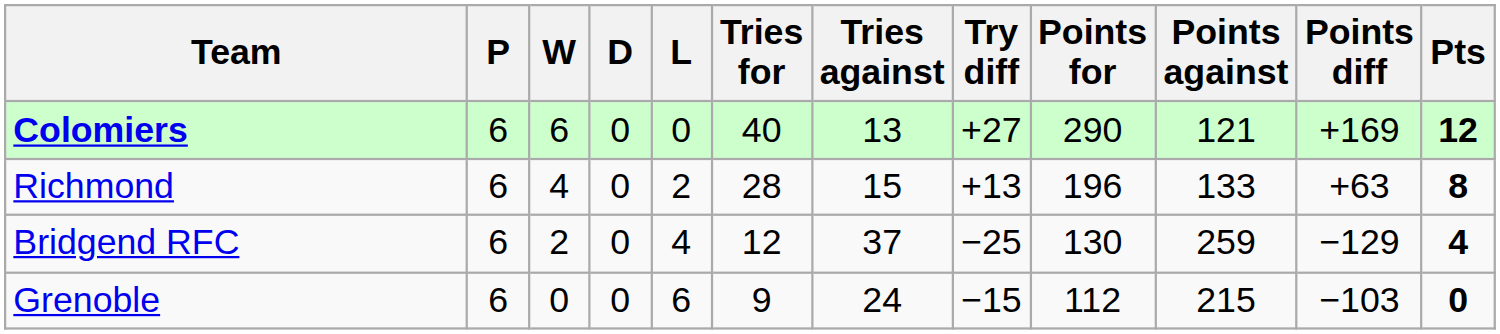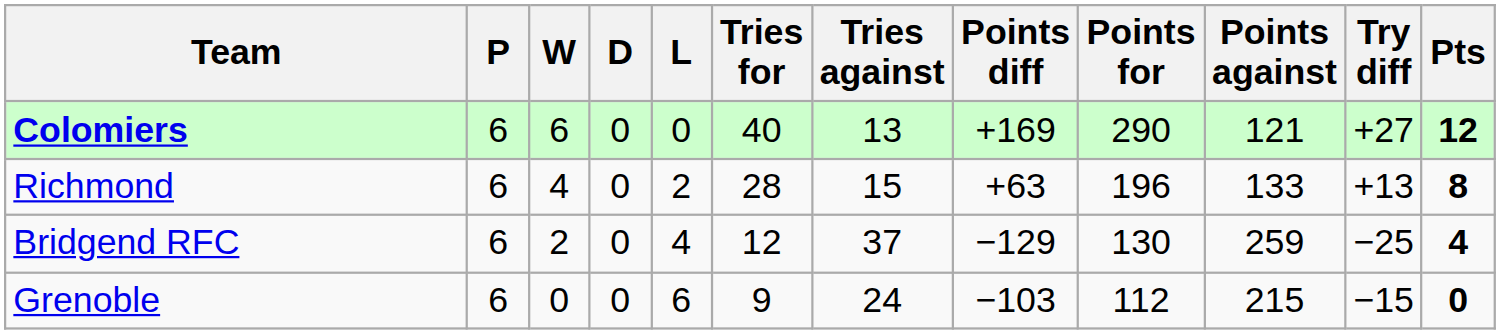columns swapped: (991, 52) <-> (1359, 52)
